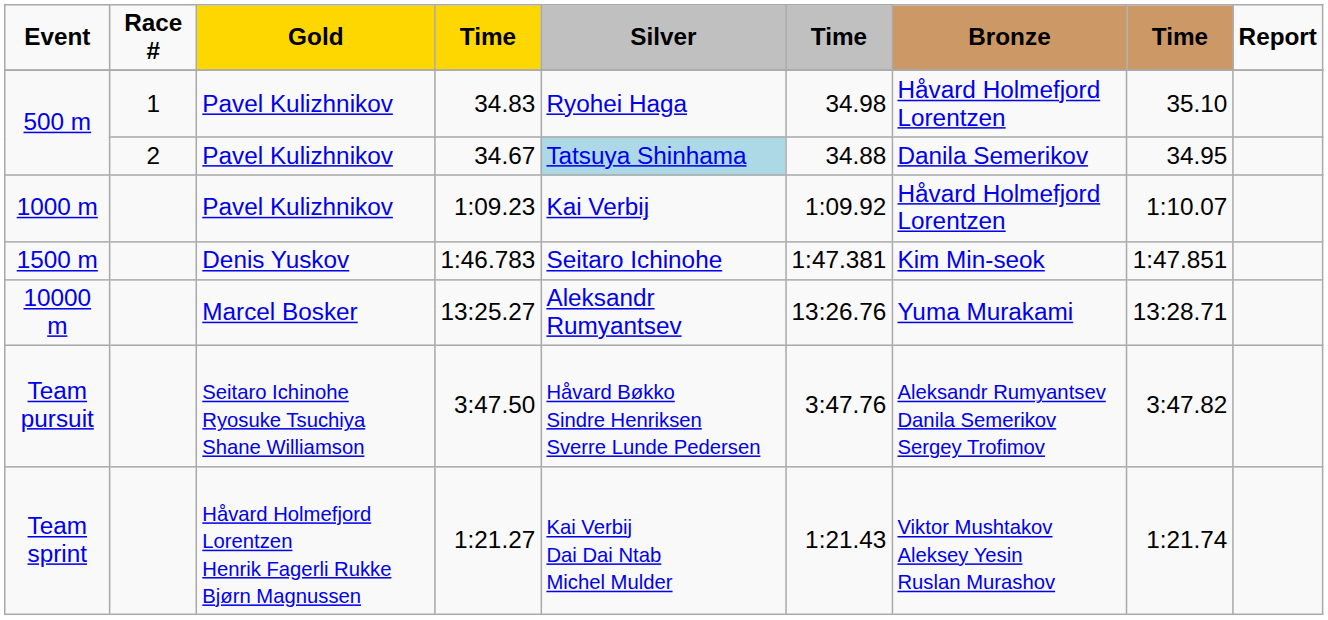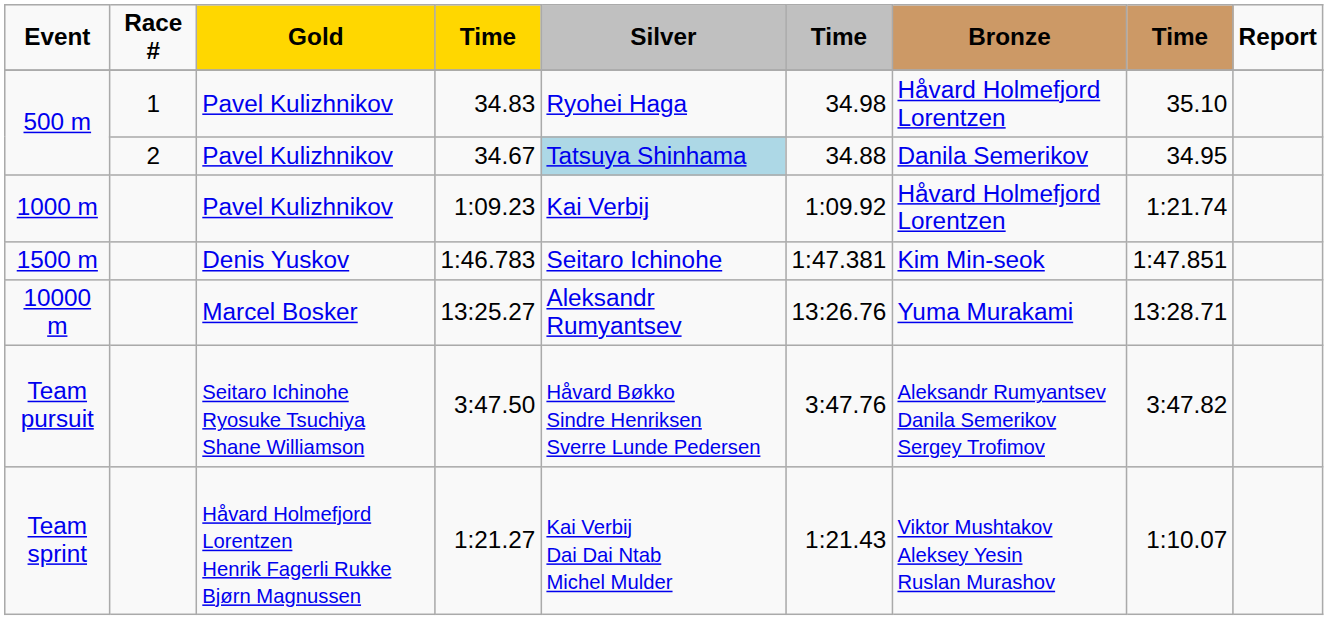(1187, 207) 1:10.07 -> (1187, 207) 1:21.74
(1187, 540) 1:21.74 -> (1187, 540) 1:10.07
